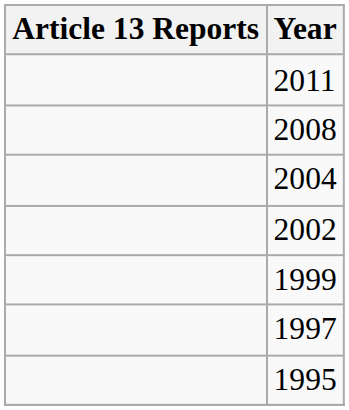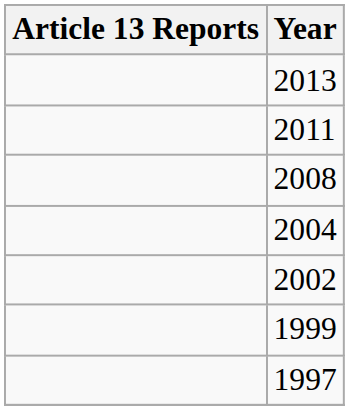+ row: (305, 79)
- row: (305, 379)
